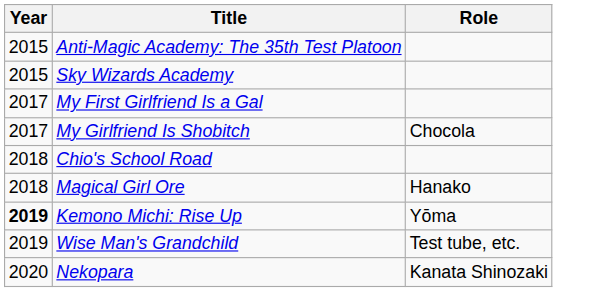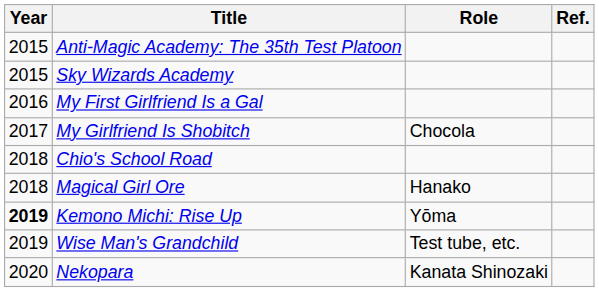+ column: (573, 18)
(28, 103) 2017 -> (28, 103) 2016
